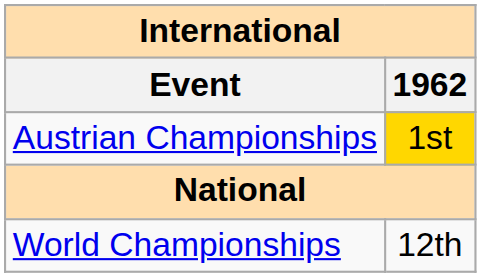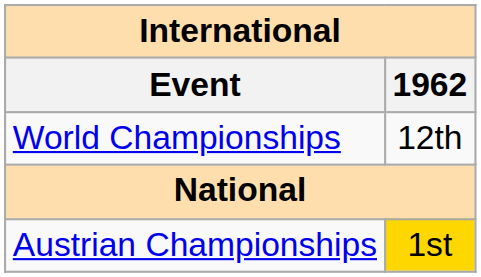rows swapped: (177, 244) <-> (195, 137)
